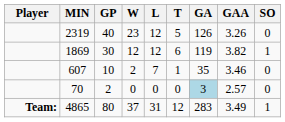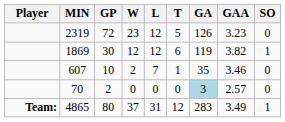(108, 32) 40 -> (108, 32) 72
(236, 32) 3.26 -> (236, 32) 3.23
